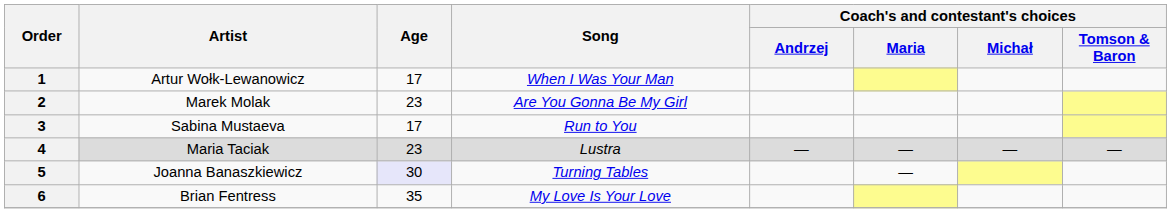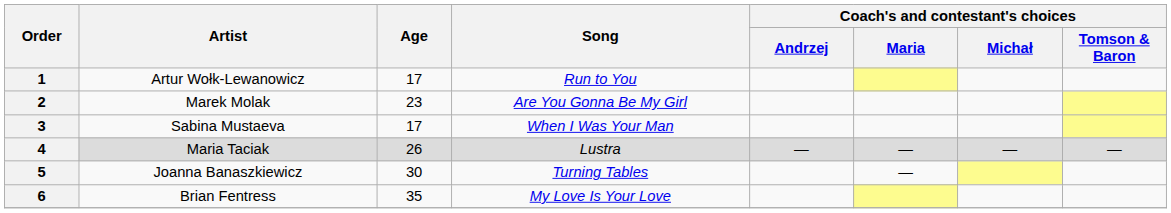(600, 79) When I Was Your Man -> (600, 79) Run to You
(600, 126) Run to You -> (600, 126) When I Was Your Man
(414, 149) 23 -> (414, 149) 26
(414, 172) lavender background -> (414, 172) no background
